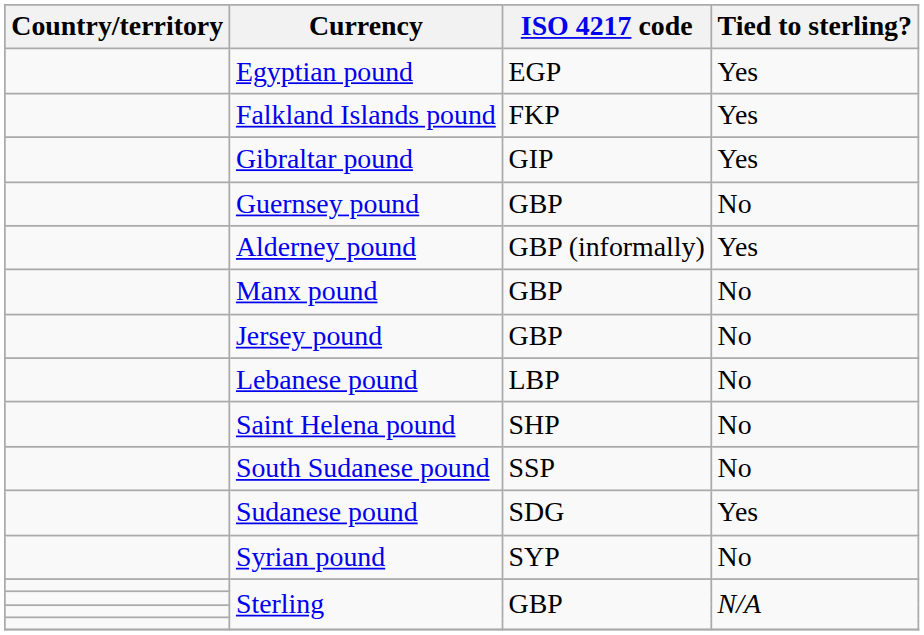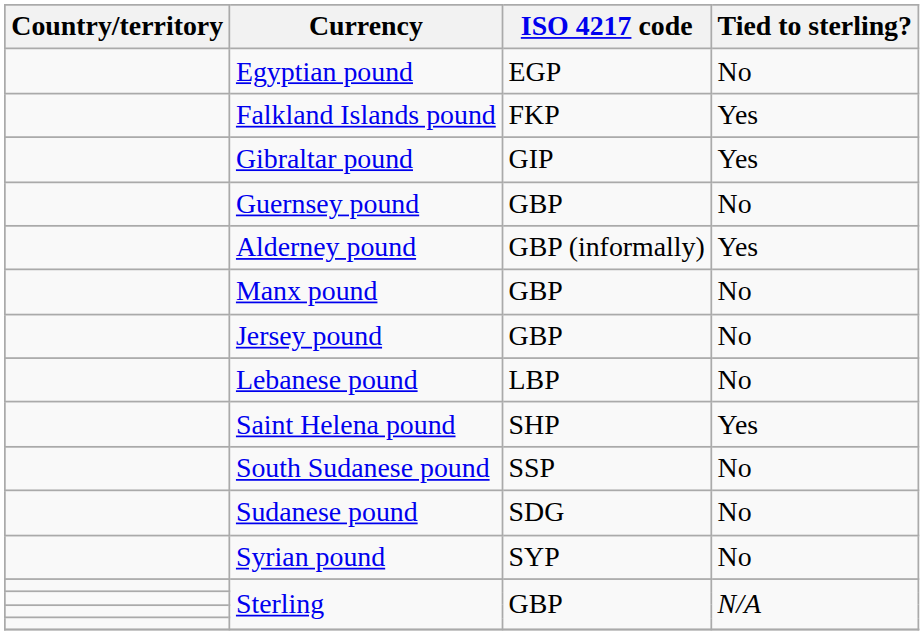(738, 70) Yes -> (735, 70) No
(735, 423) No -> (738, 423) Yes
(738, 512) Yes -> (735, 512) No
